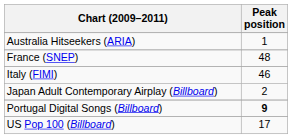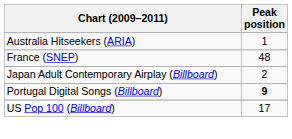- row: (32, 74)
